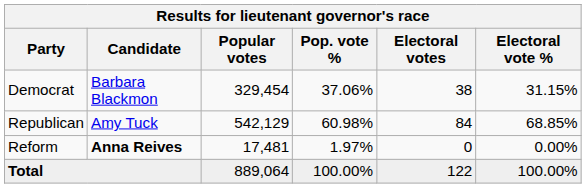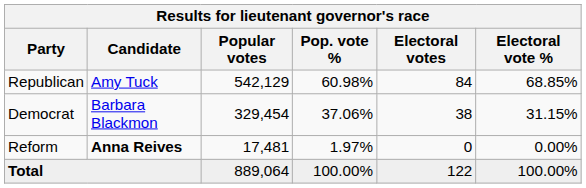rows swapped: (46, 123) <-> (41, 90)
